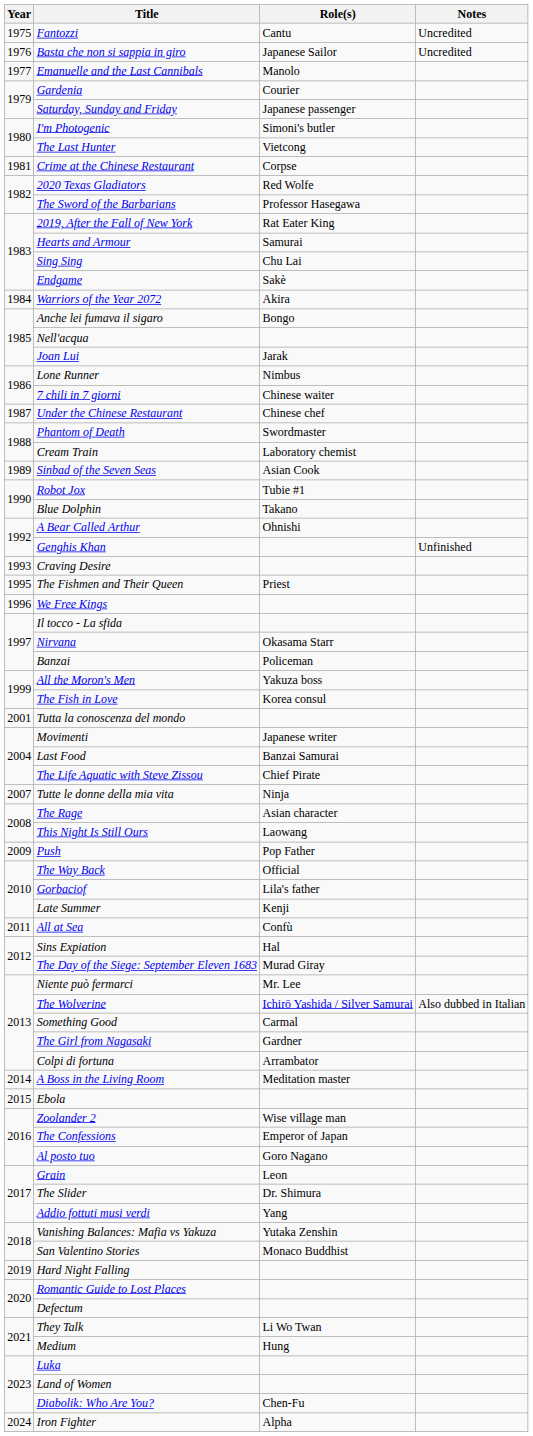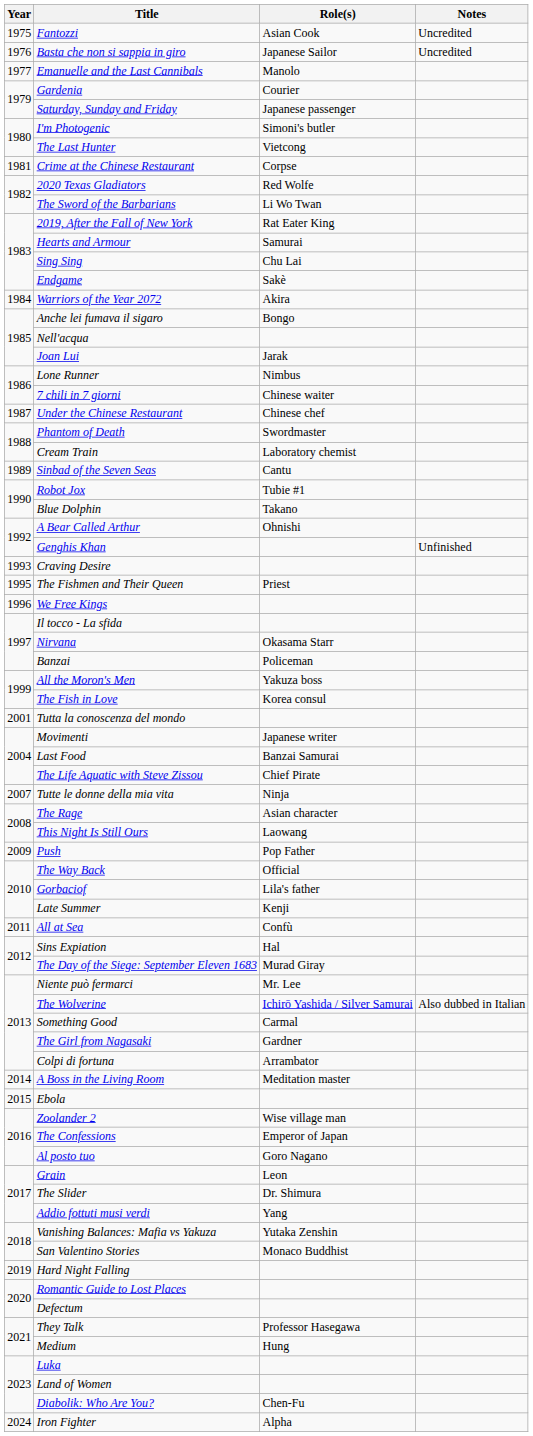(277, 33) Cantu -> (291, 33) Asian Cook
(311, 204) Professor Hasegawa -> (292, 204) Li Wo Twan
(291, 470) Asian Cook -> (277, 470) Cantu
(292, 1327) Li Wo Twan -> (311, 1327) Professor Hasegawa
